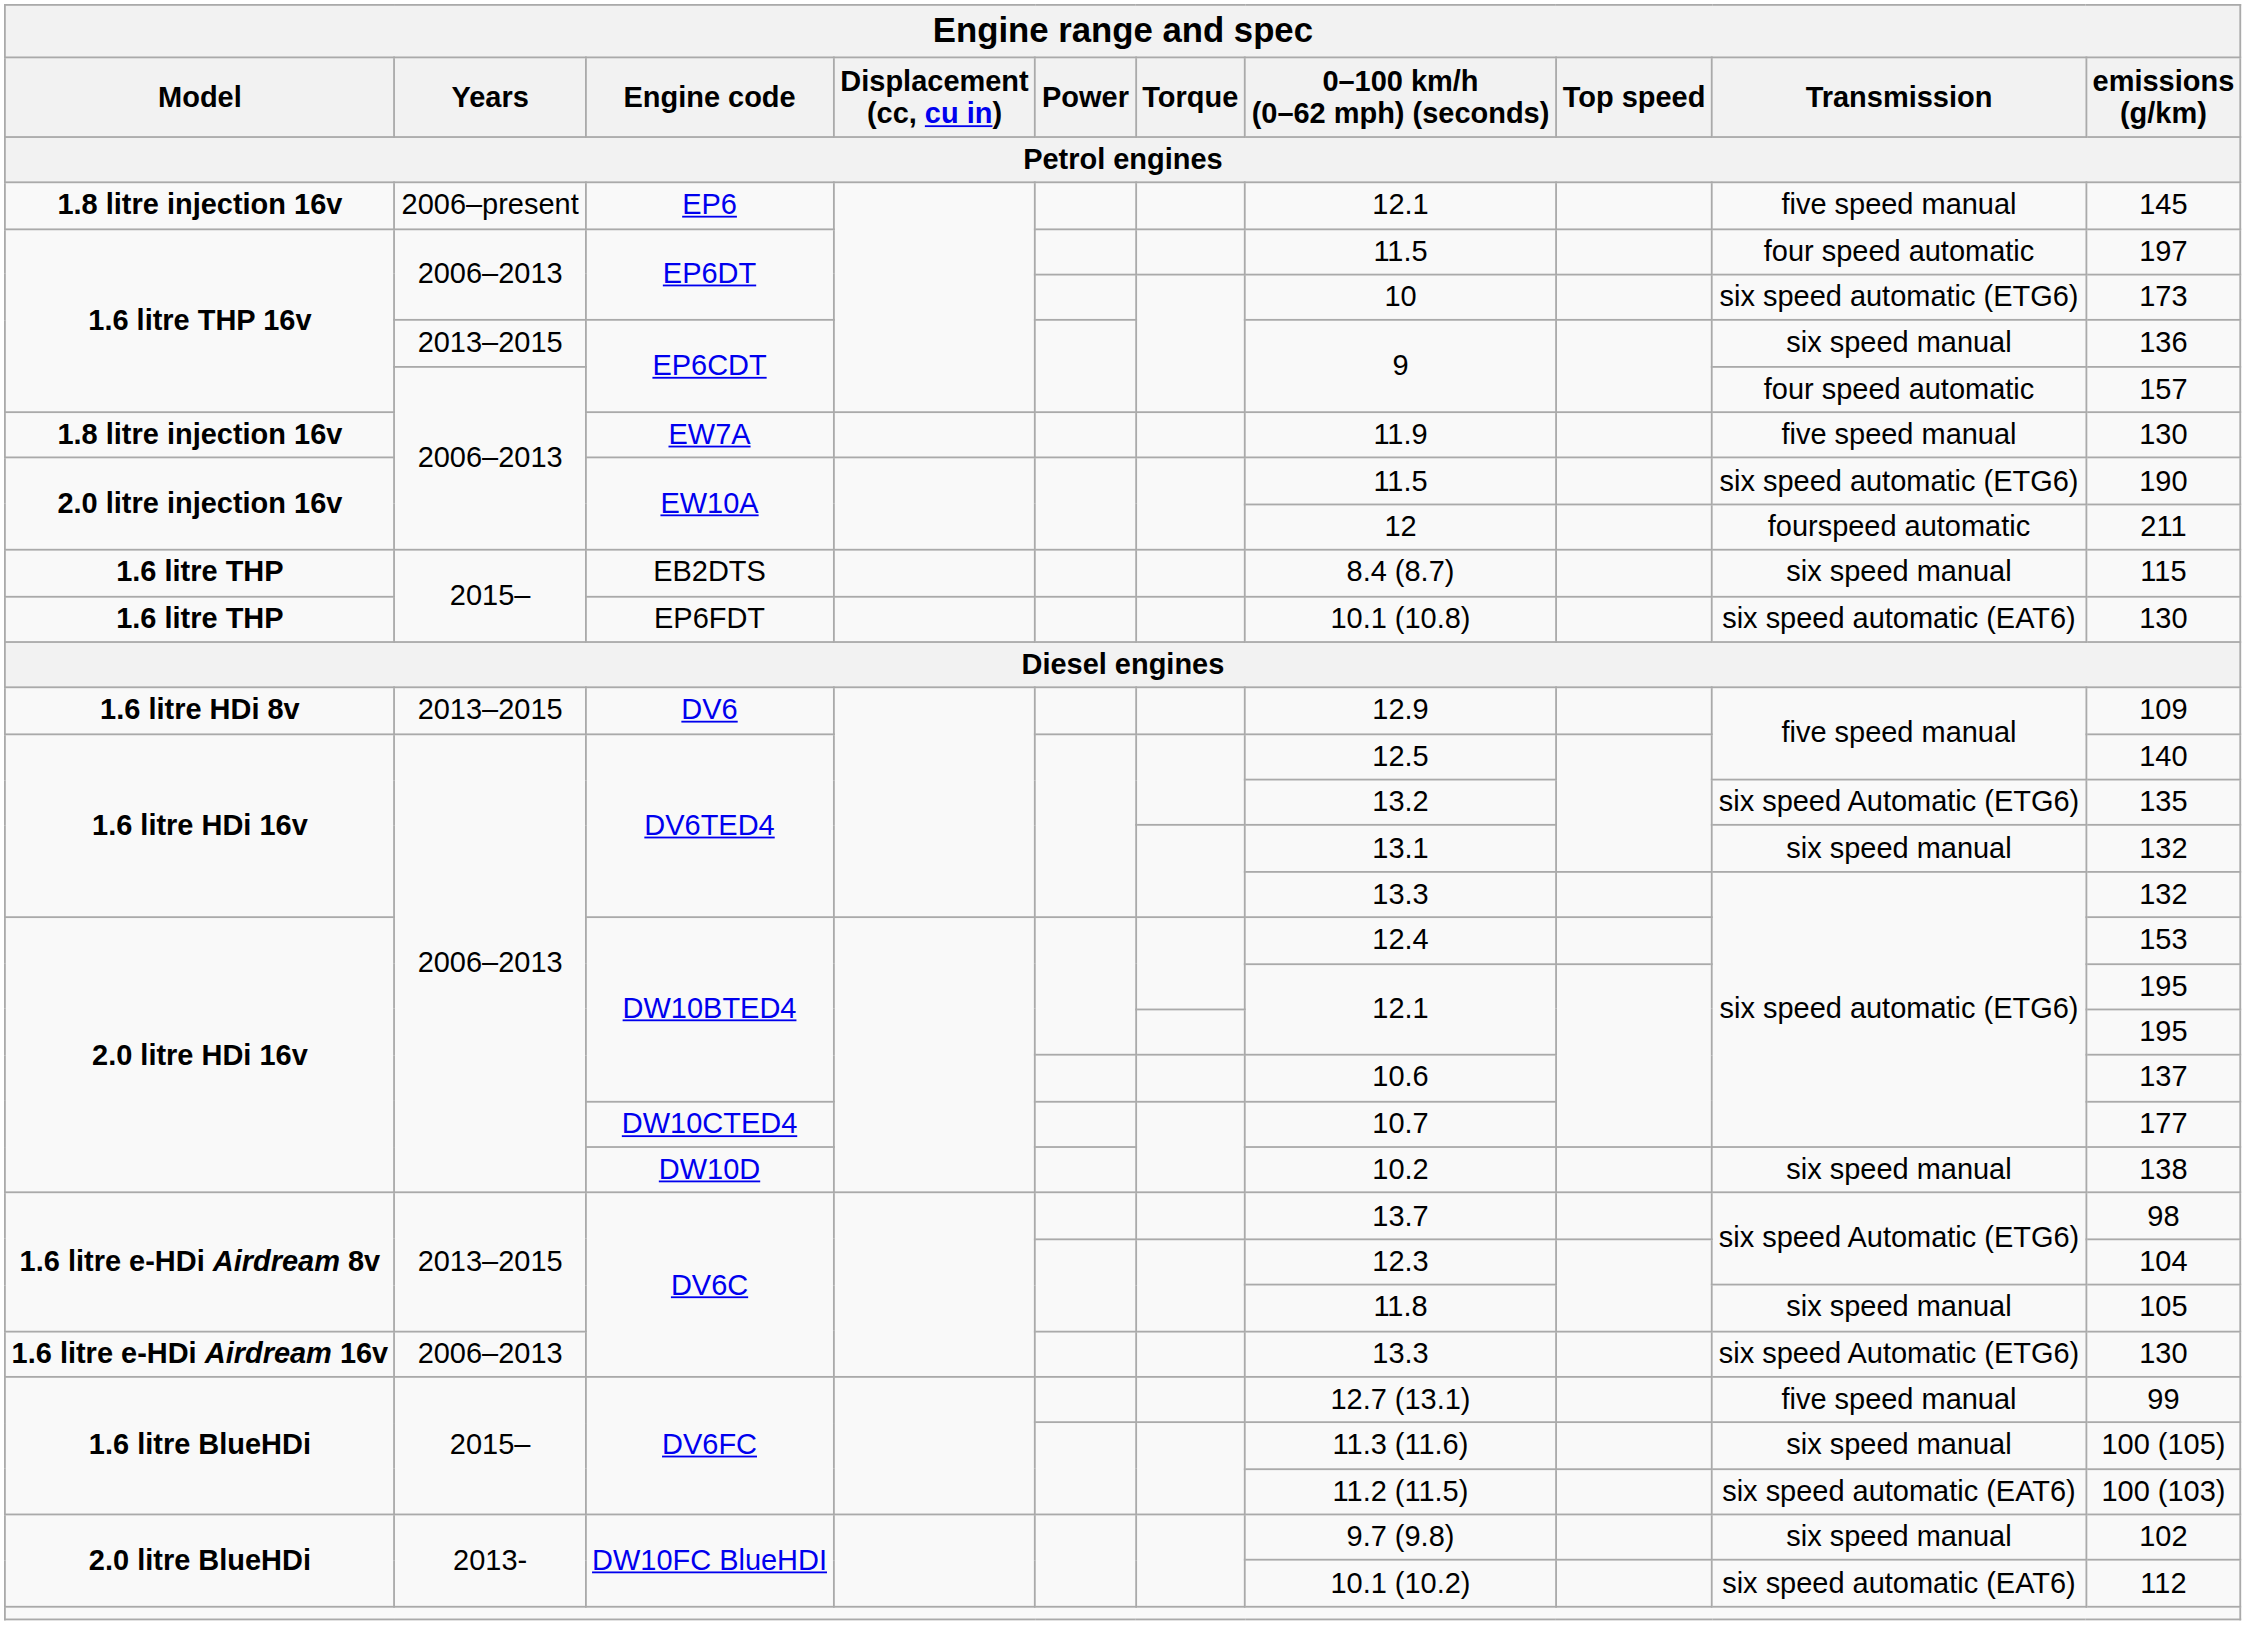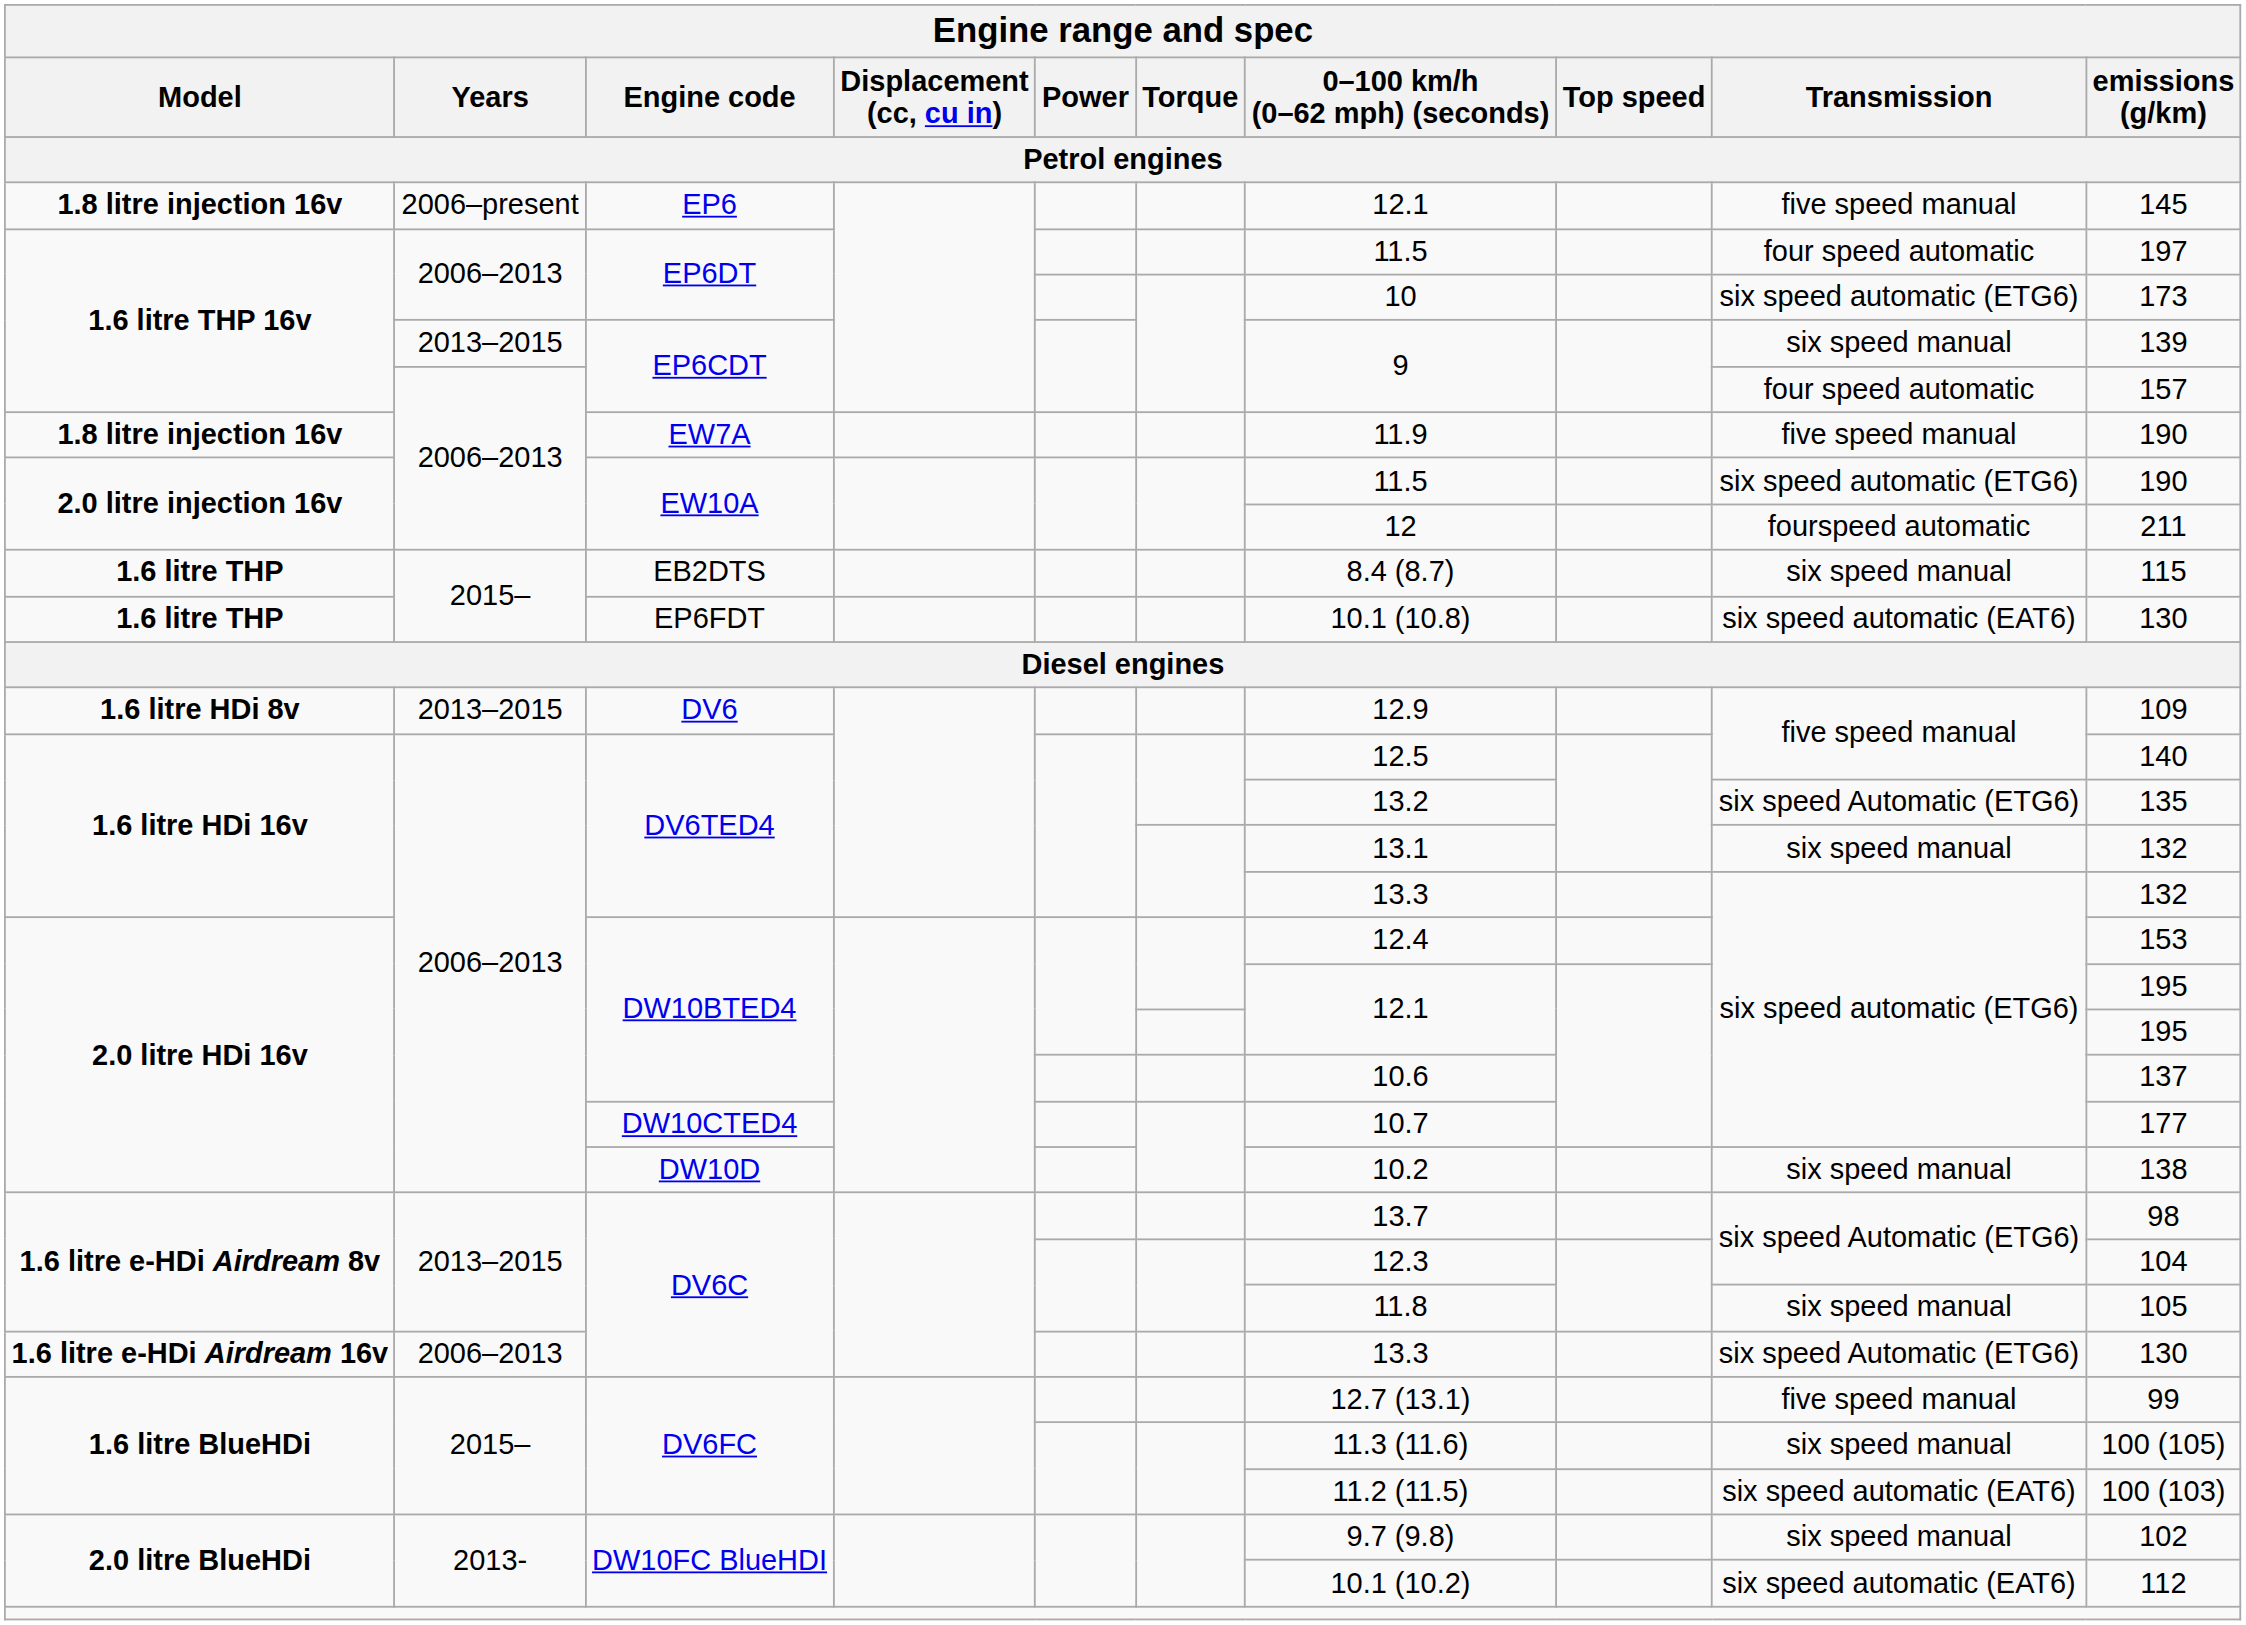(2163, 342) 136 -> (2163, 342) 139
(2163, 434) 130 -> (2163, 434) 190
